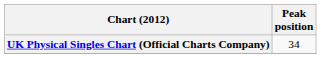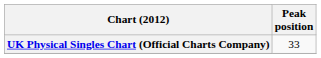(294, 44) 34 -> (294, 44) 33
